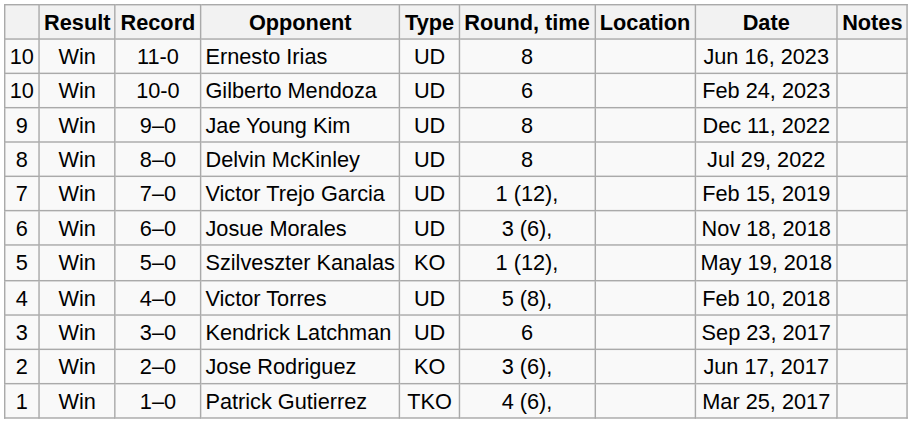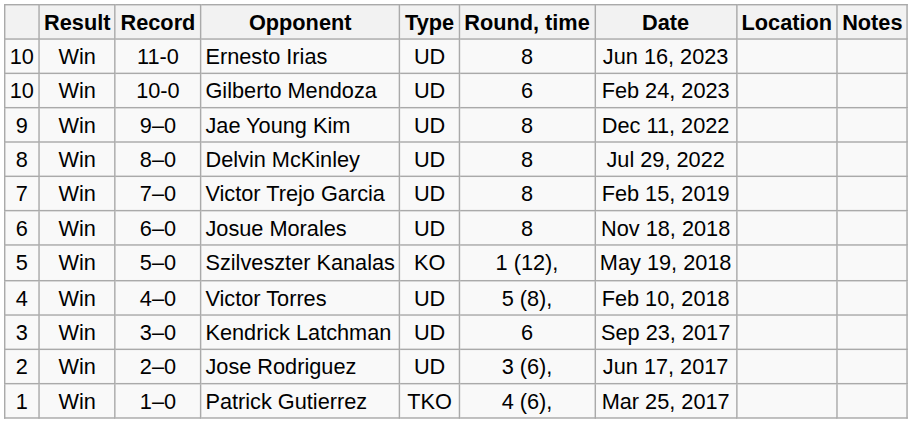columns swapped: (766, 22) <-> (645, 22)
(527, 194) 1 (12), -> (527, 194) 8
(527, 229) 3 (6), -> (527, 229) 8
(430, 366) KO -> (430, 366) UD
